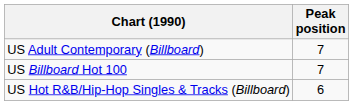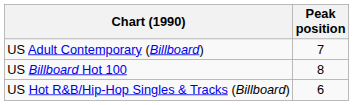(321, 69) 7 -> (321, 69) 8
